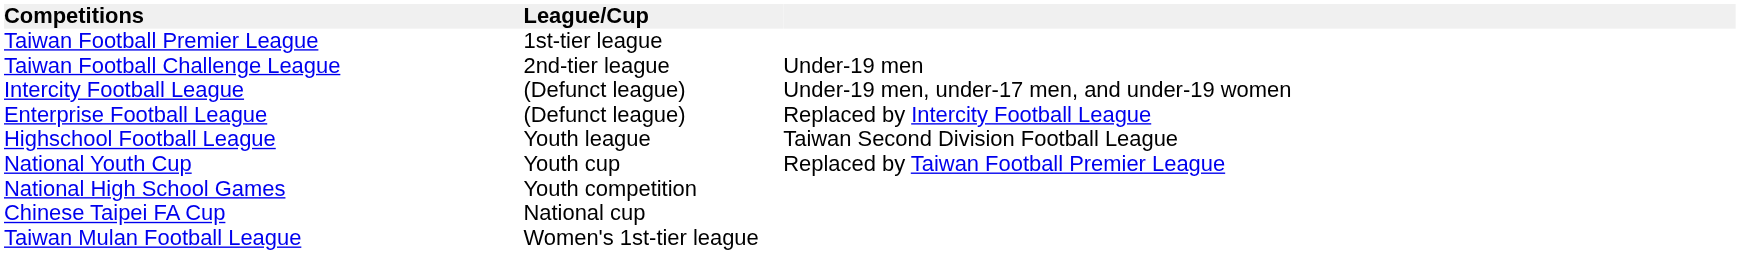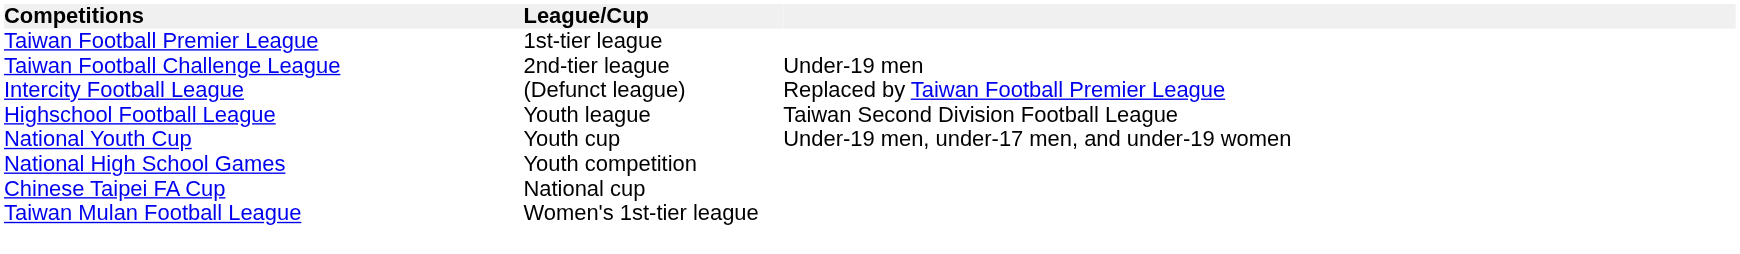(1037, 90) Under-19 men, under-17 men, and under-19 women -> (1004, 90) Replaced by Taiwan Football Premier League
- row: (136, 114)
(1004, 164) Replaced by Taiwan Football Premier League -> (1037, 139) Under-19 men, under-17 men, and under-19 women
